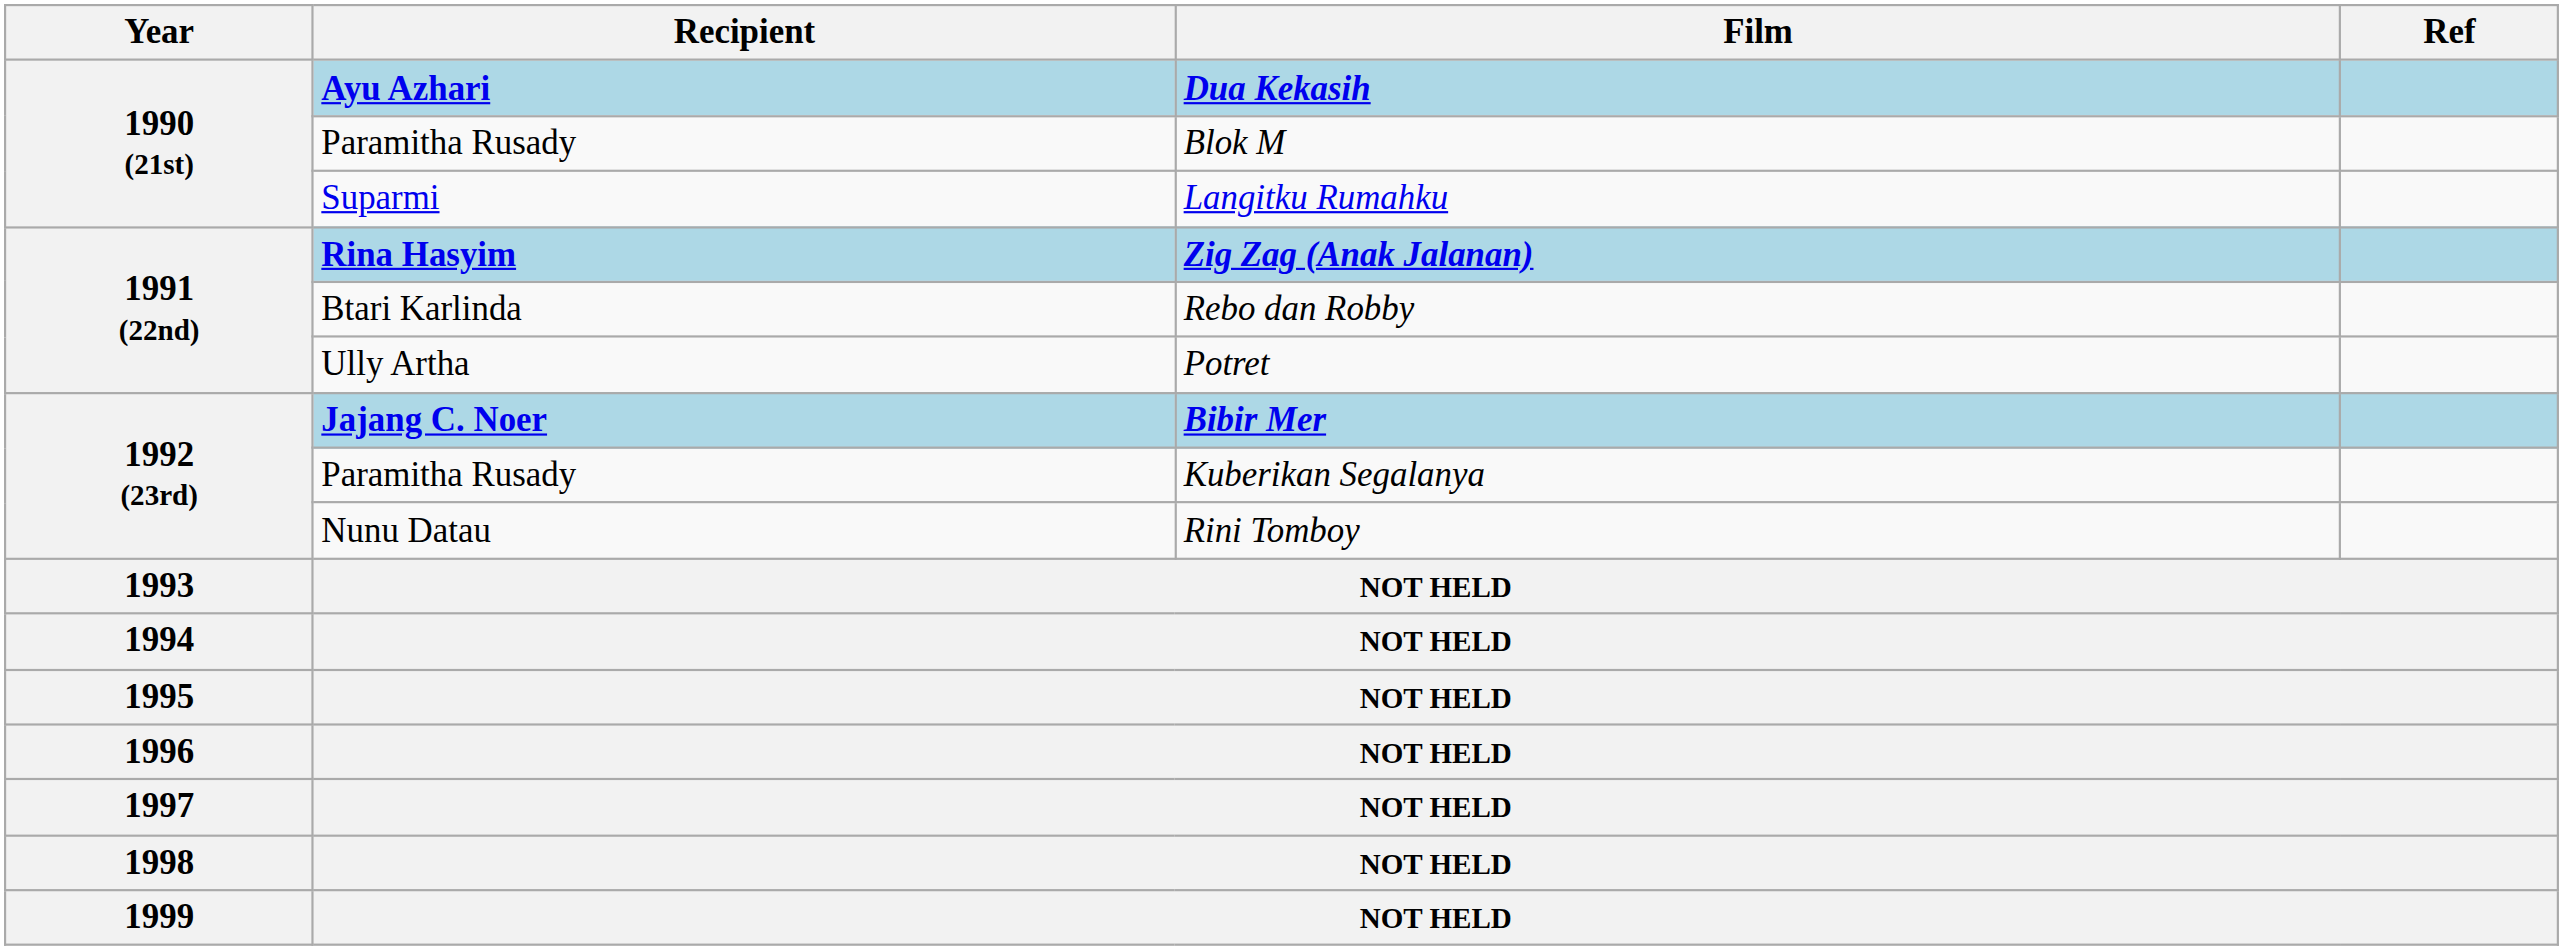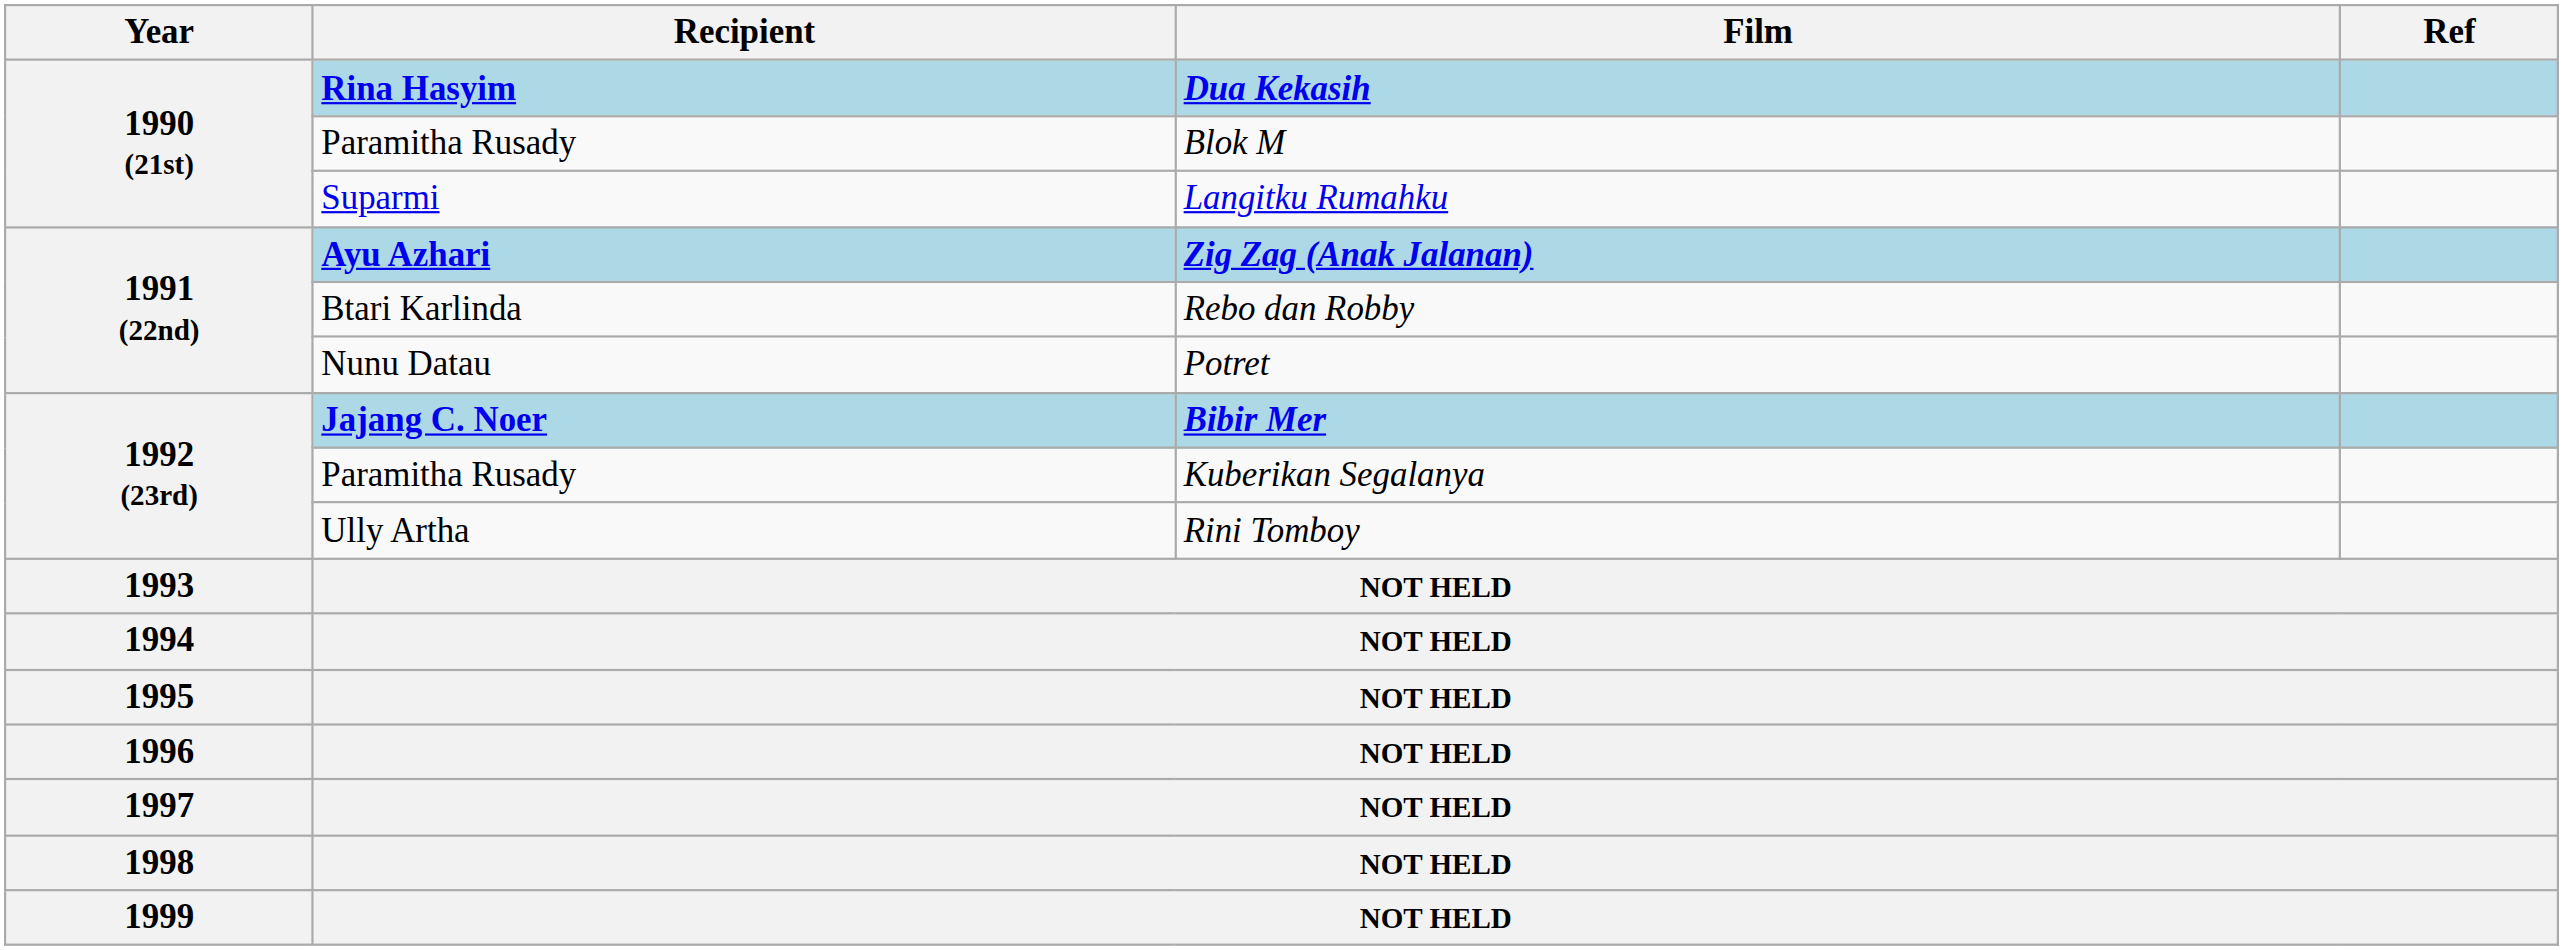(406, 87) Ayu Azhari -> (419, 87) Rina Hasyim
(419, 253) Rina Hasyim -> (406, 253) Ayu Azhari
(395, 364) Ully Artha -> (406, 364) Nunu Datau
(406, 530) Nunu Datau -> (395, 530) Ully Artha
